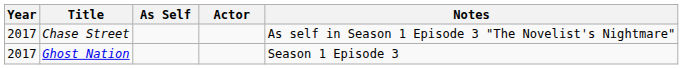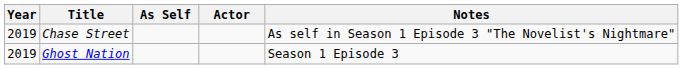(22, 34) 2017 -> (22, 34) 2019
(22, 54) 2017 -> (22, 54) 2019
